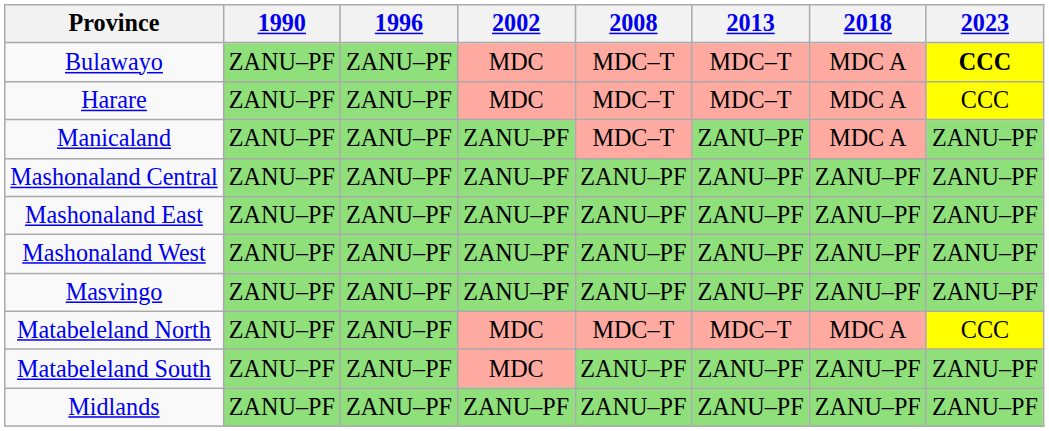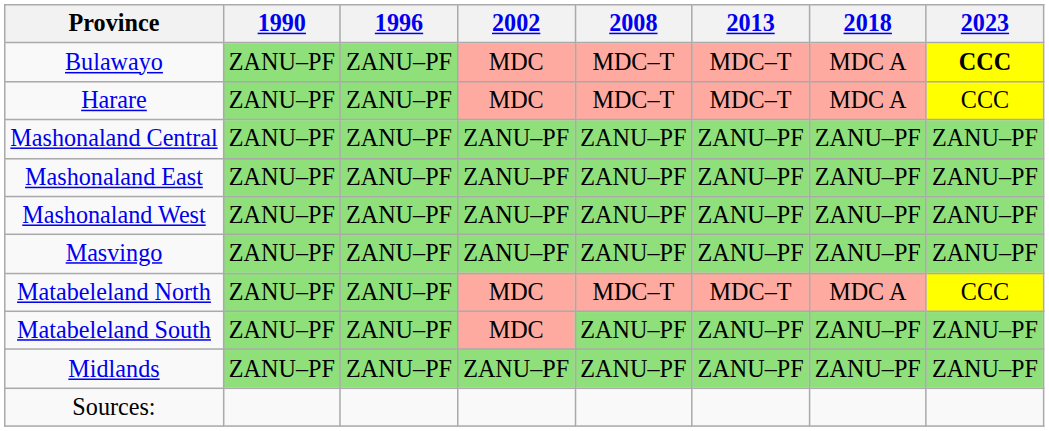- row: (114, 138)
+ row: (114, 406)
